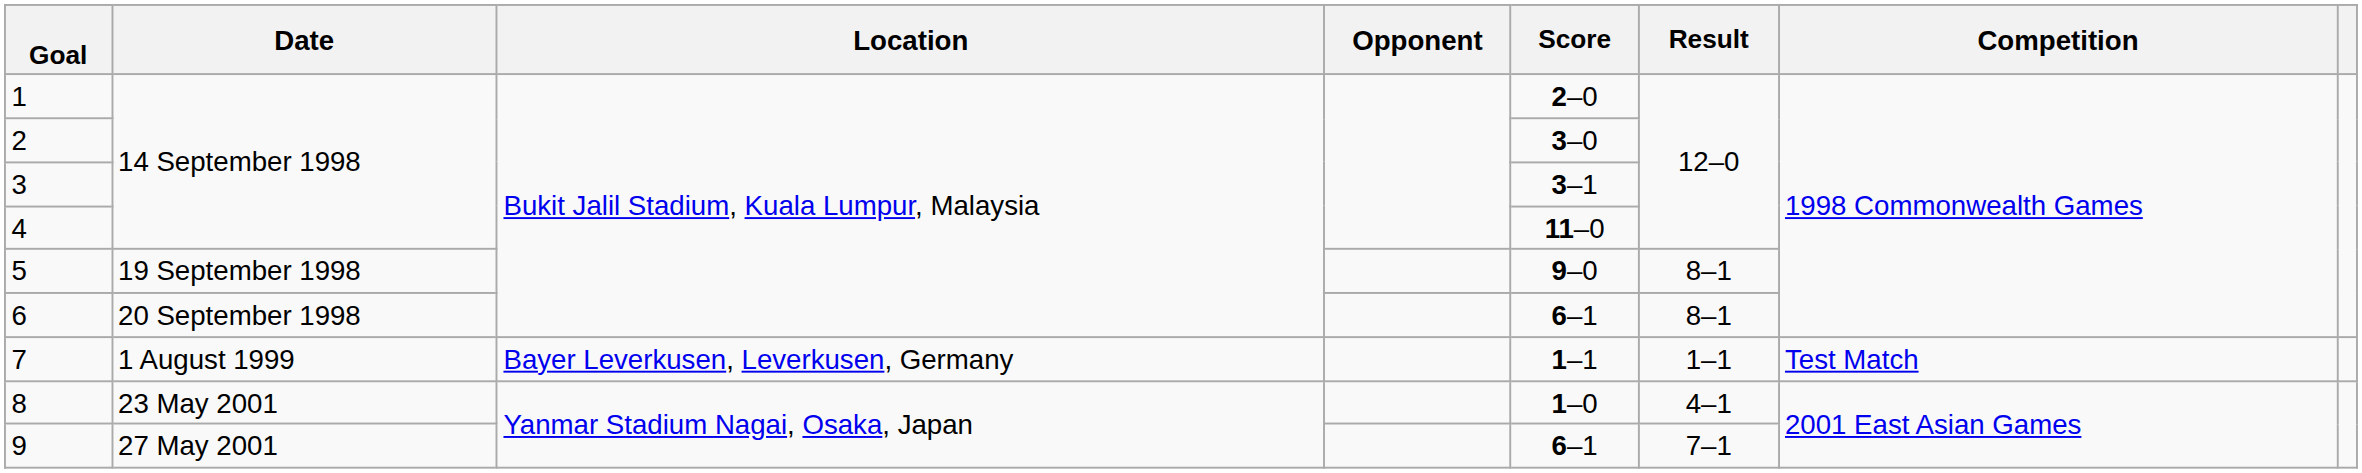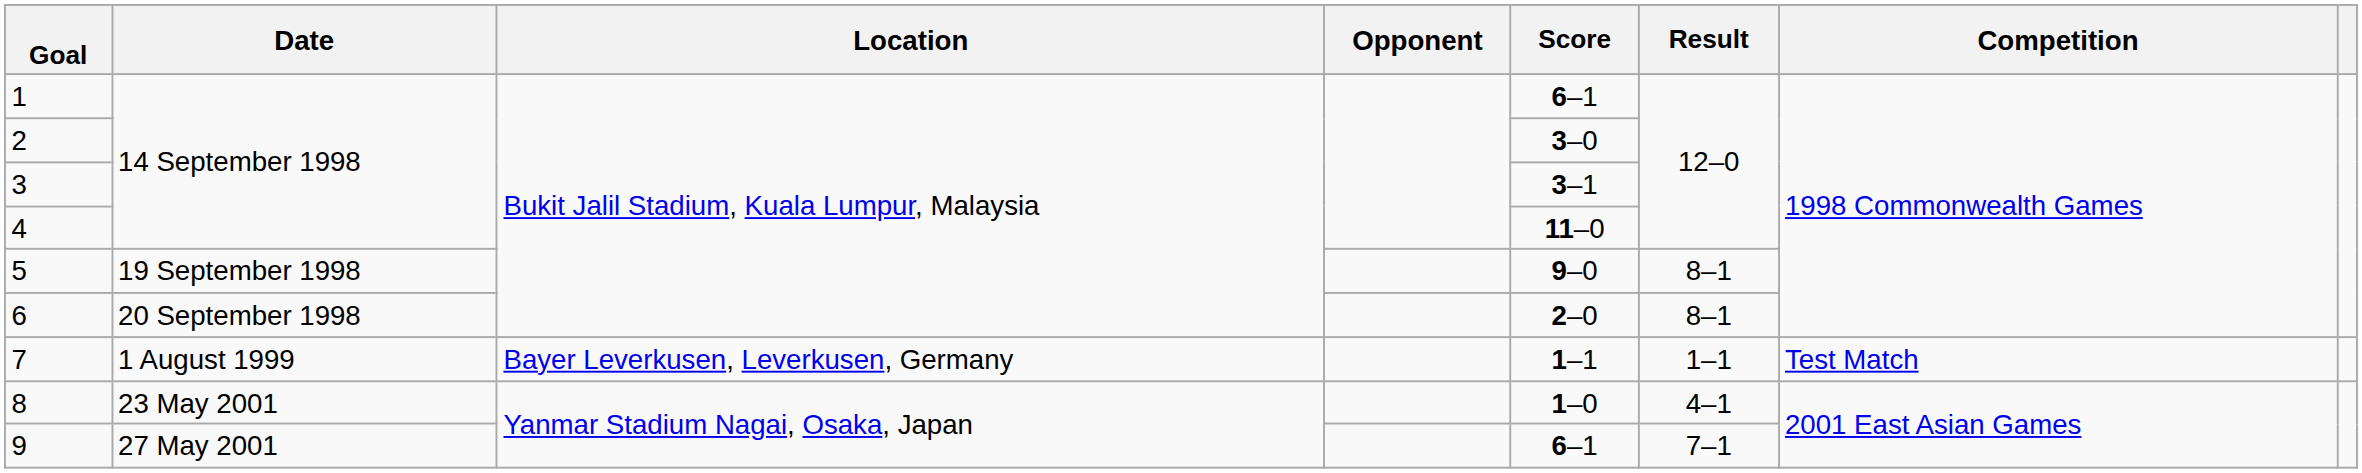(1575, 97) 2–0 -> (1575, 97) 6–1
(1575, 316) 6–1 -> (1575, 316) 2–0
